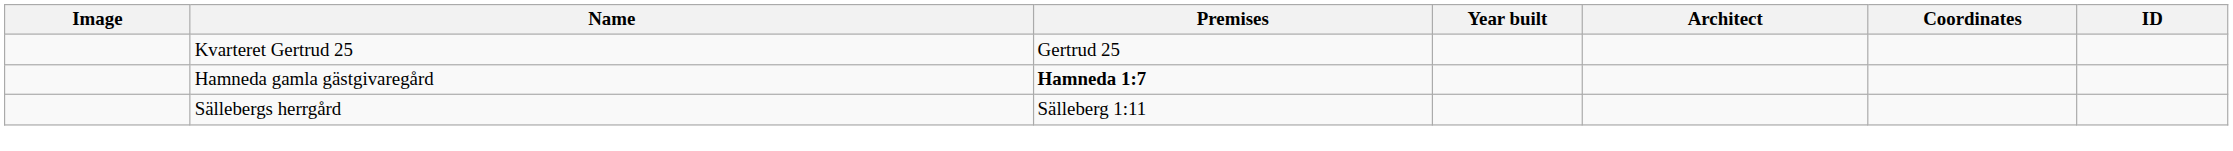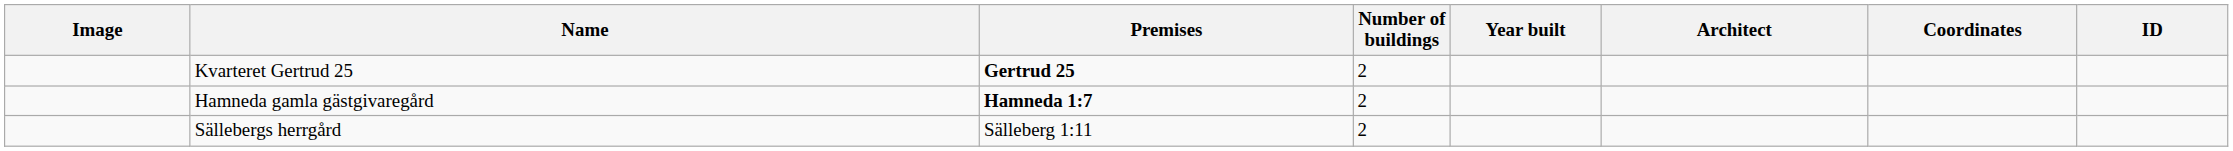+ column: (1402, 30)
(1079, 49) normal -> (1029, 70) bold
